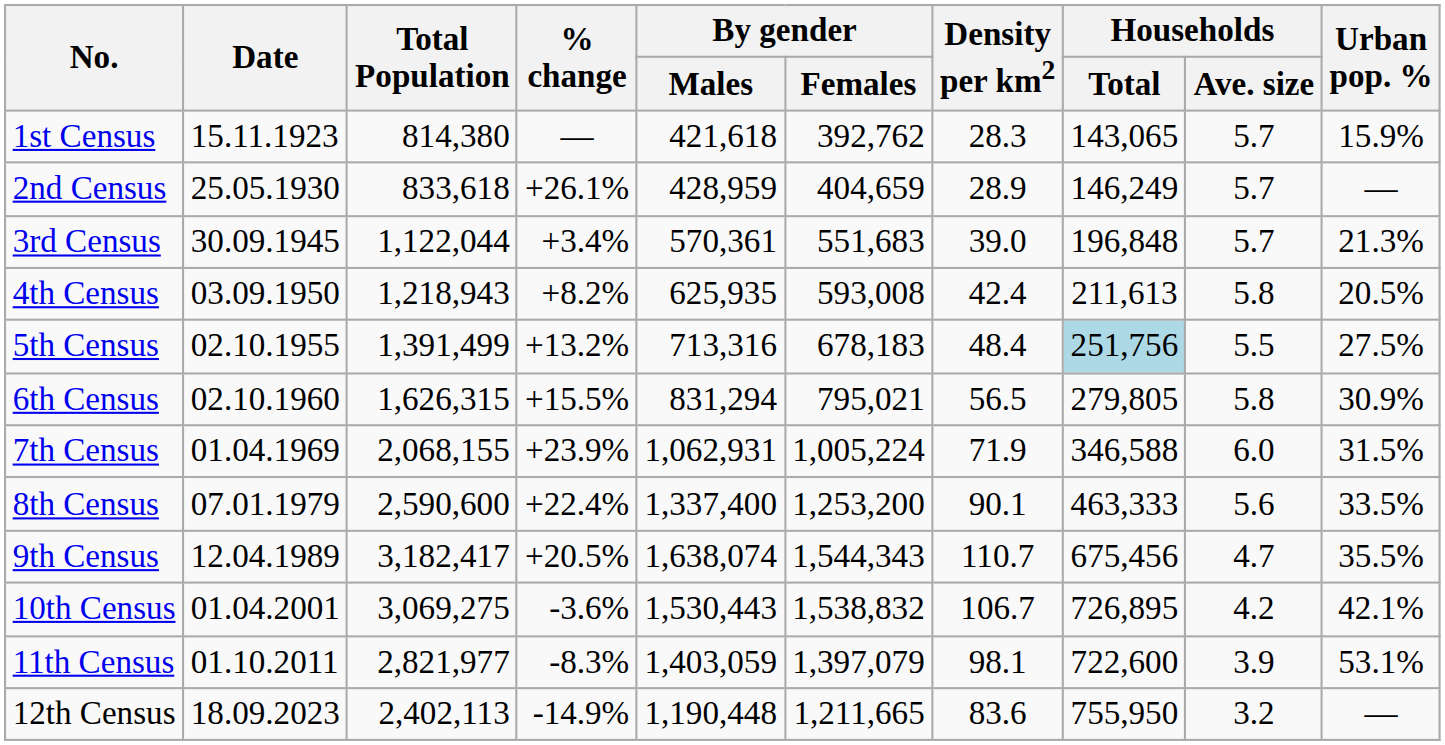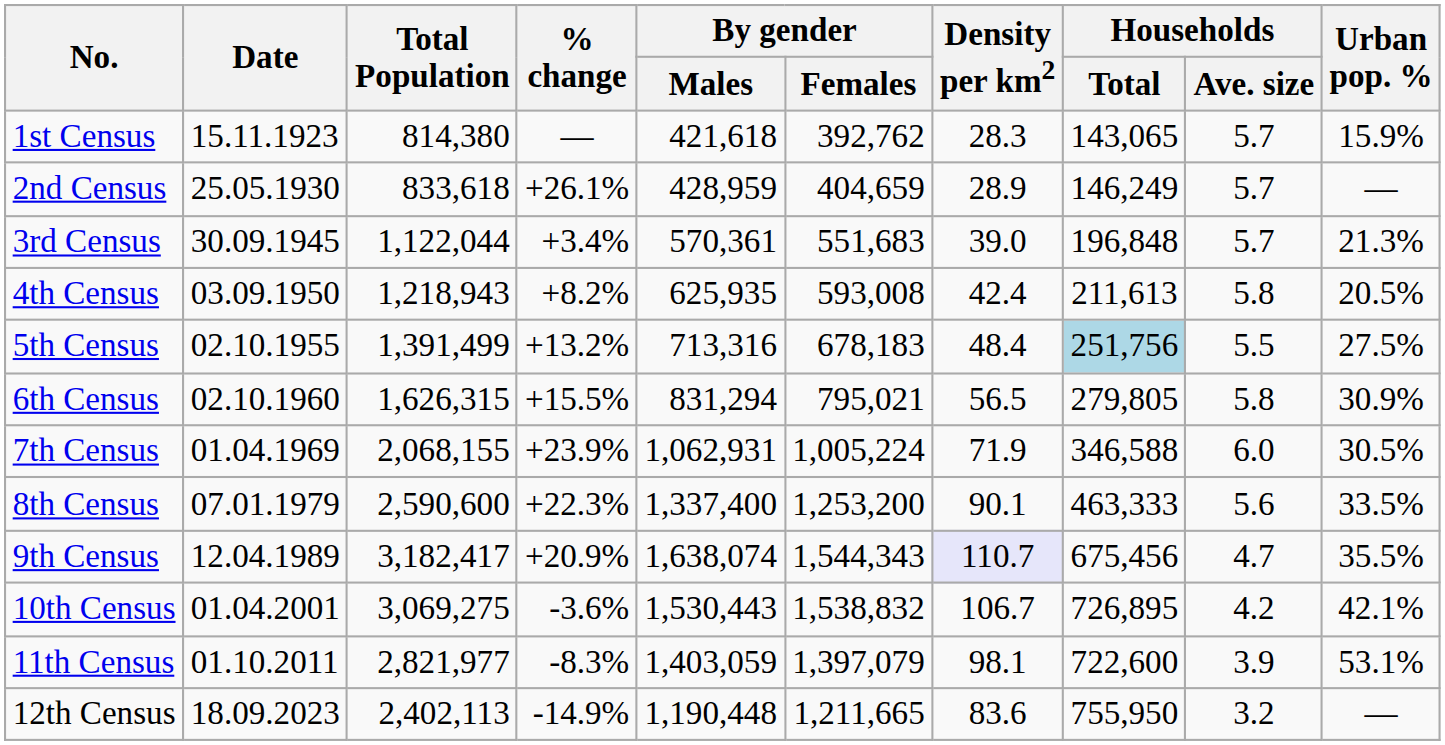(1381, 450) 31.5% -> (1381, 450) 30.5%
(577, 503) +22.4% -> (577, 503) +22.3%
(577, 556) +20.5% -> (577, 556) +20.9%
(998, 556) no background -> (998, 556) lavender background
